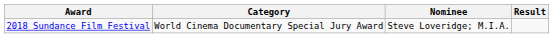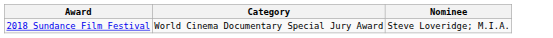- column: (530, 12)
